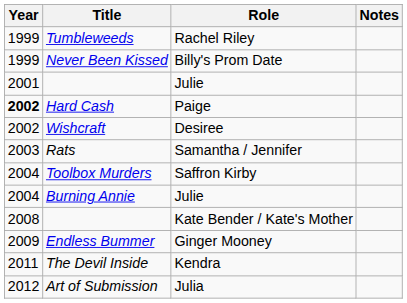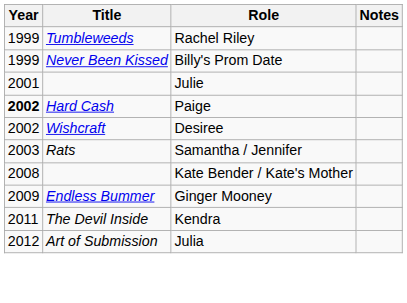- row: (99, 173)
- row: (90, 196)
